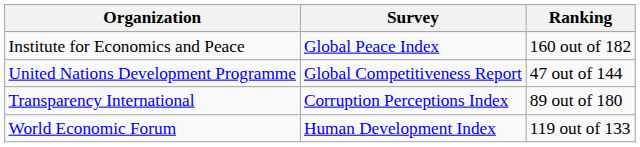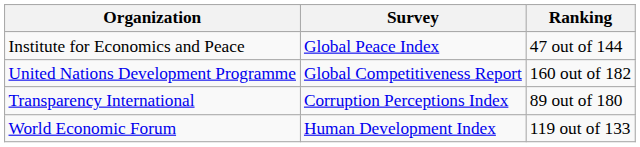(580, 45) 160 out of 182 -> (576, 45) 47 out of 144
(576, 73) 47 out of 144 -> (580, 73) 160 out of 182
